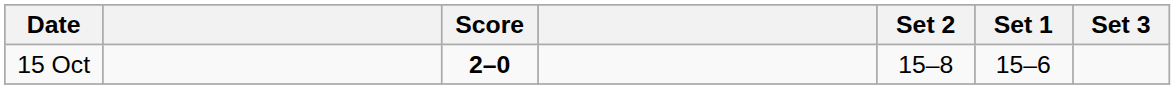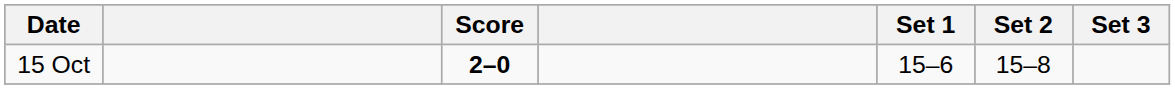columns swapped: (1023, 25) <-> (926, 25)
